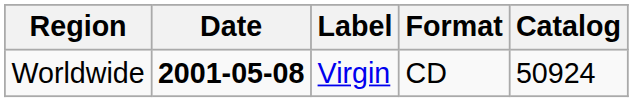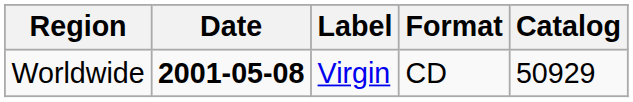(556, 72) 50924 -> (556, 72) 50929
